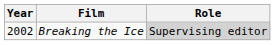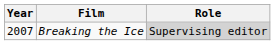(20, 31) 2002 -> (20, 31) 2007
